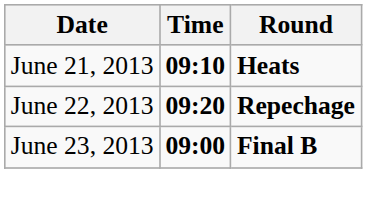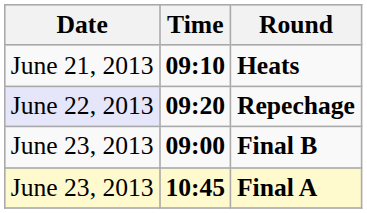(82, 106) no background -> (82, 106) lavender background
+ row: (277, 187)
